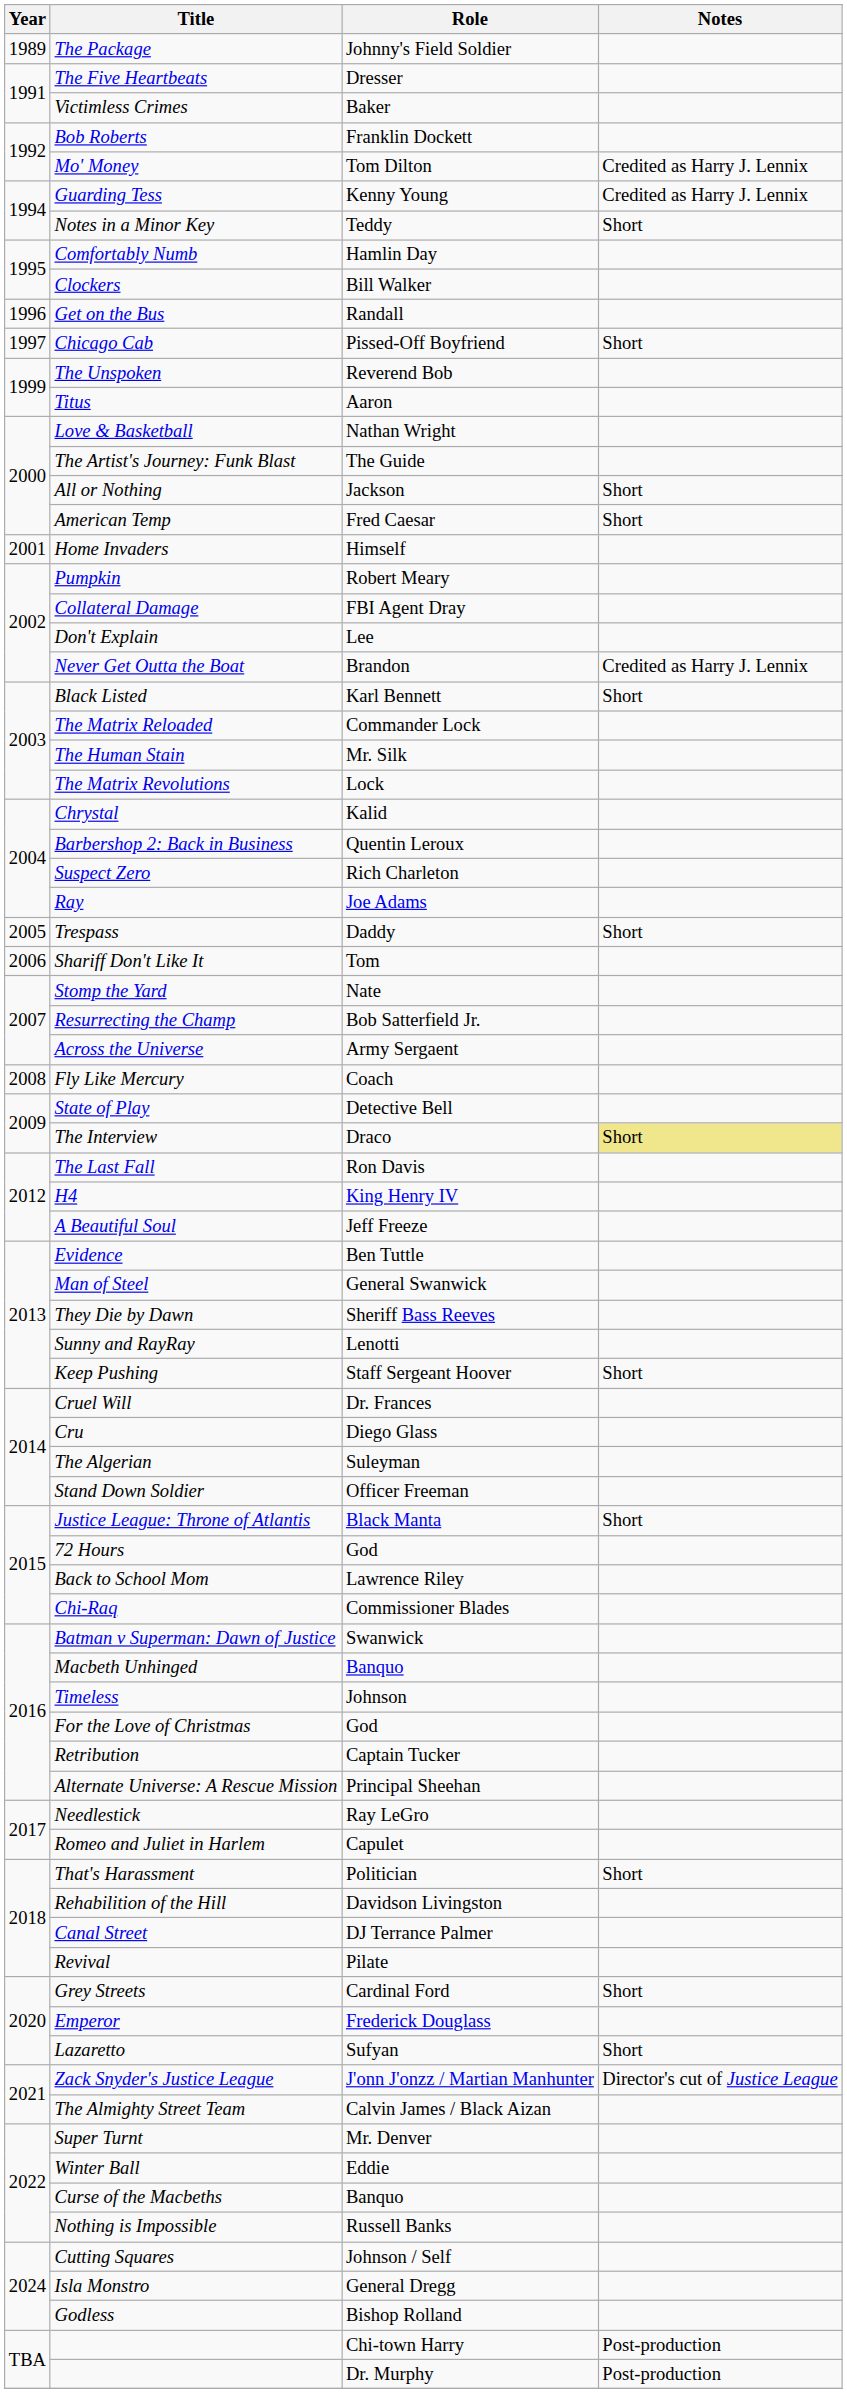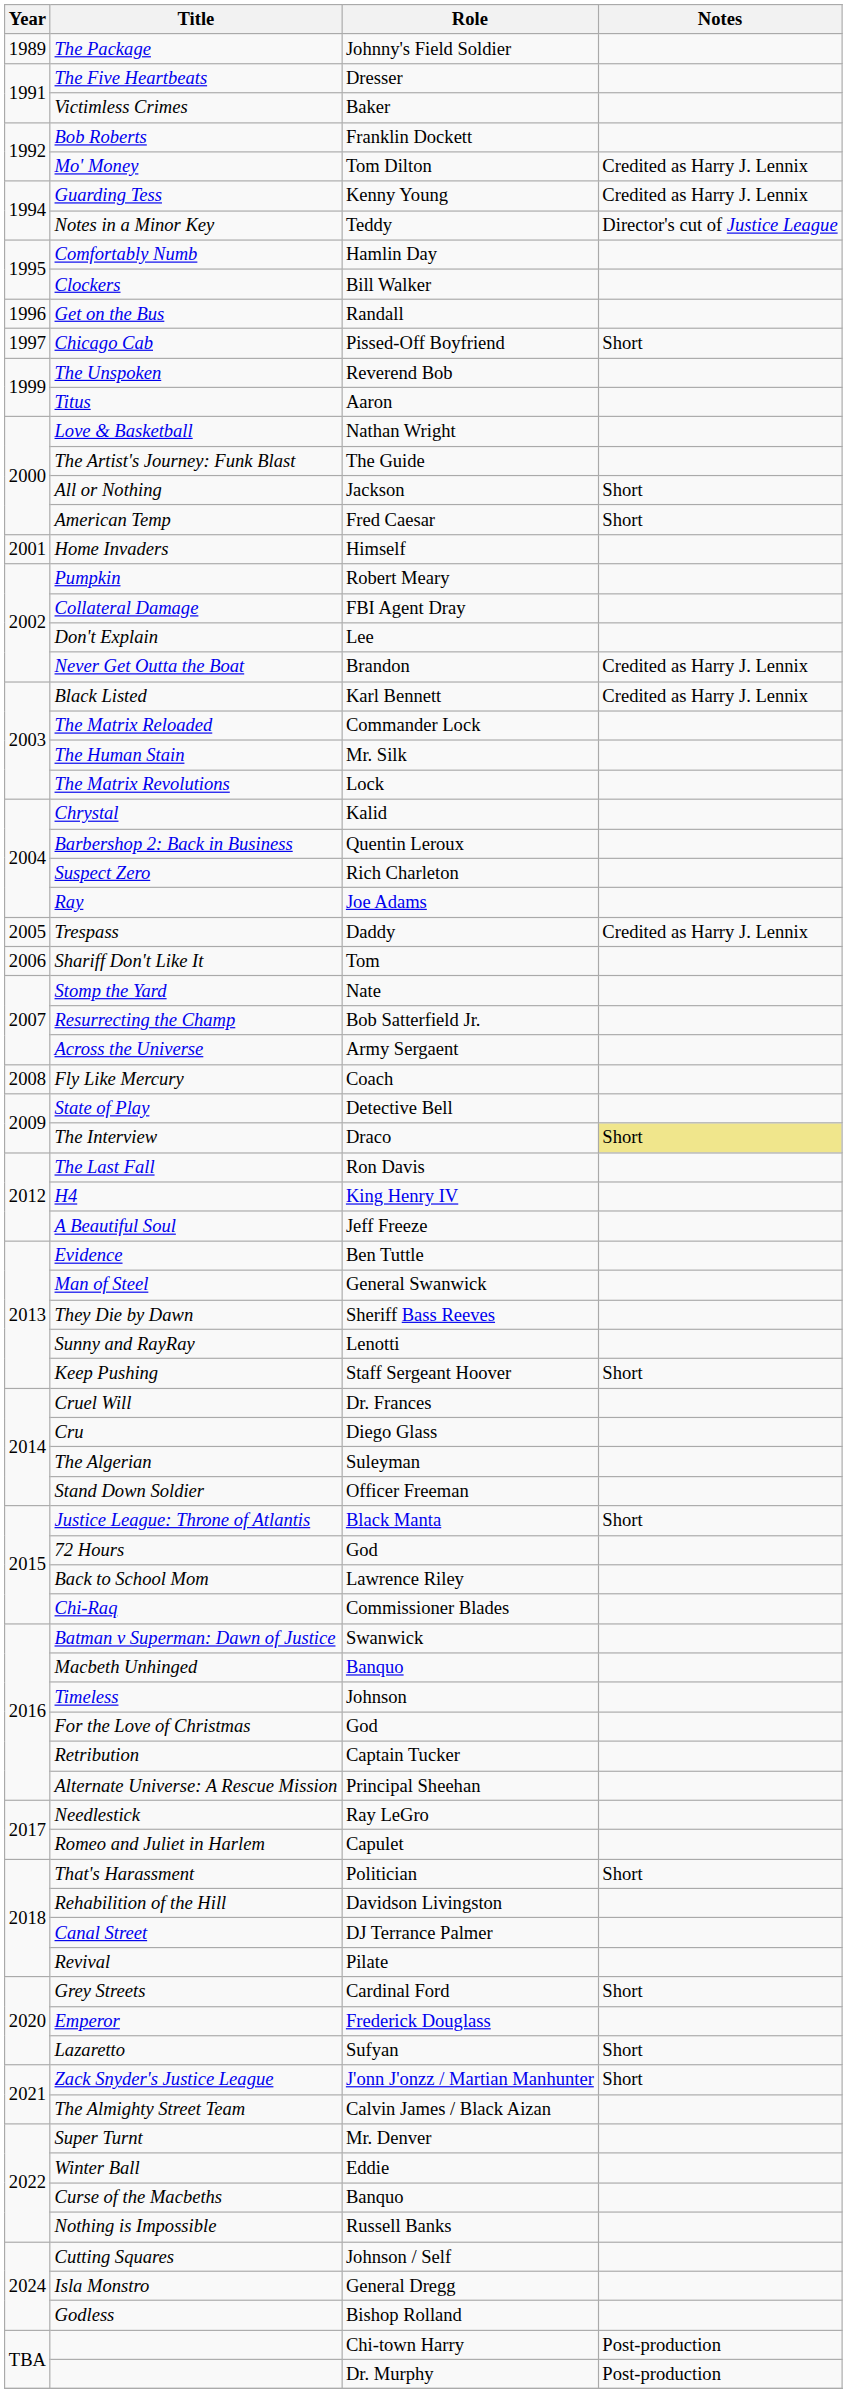(622, 225) Short -> (720, 225) Director's cut of Justice League
(622, 696) Short -> (705, 696) Credited as Harry J. Lennix
(622, 931) Short -> (705, 931) Credited as Harry J. Lennix
(720, 2079) Director's cut of Justice League -> (622, 2079) Short
